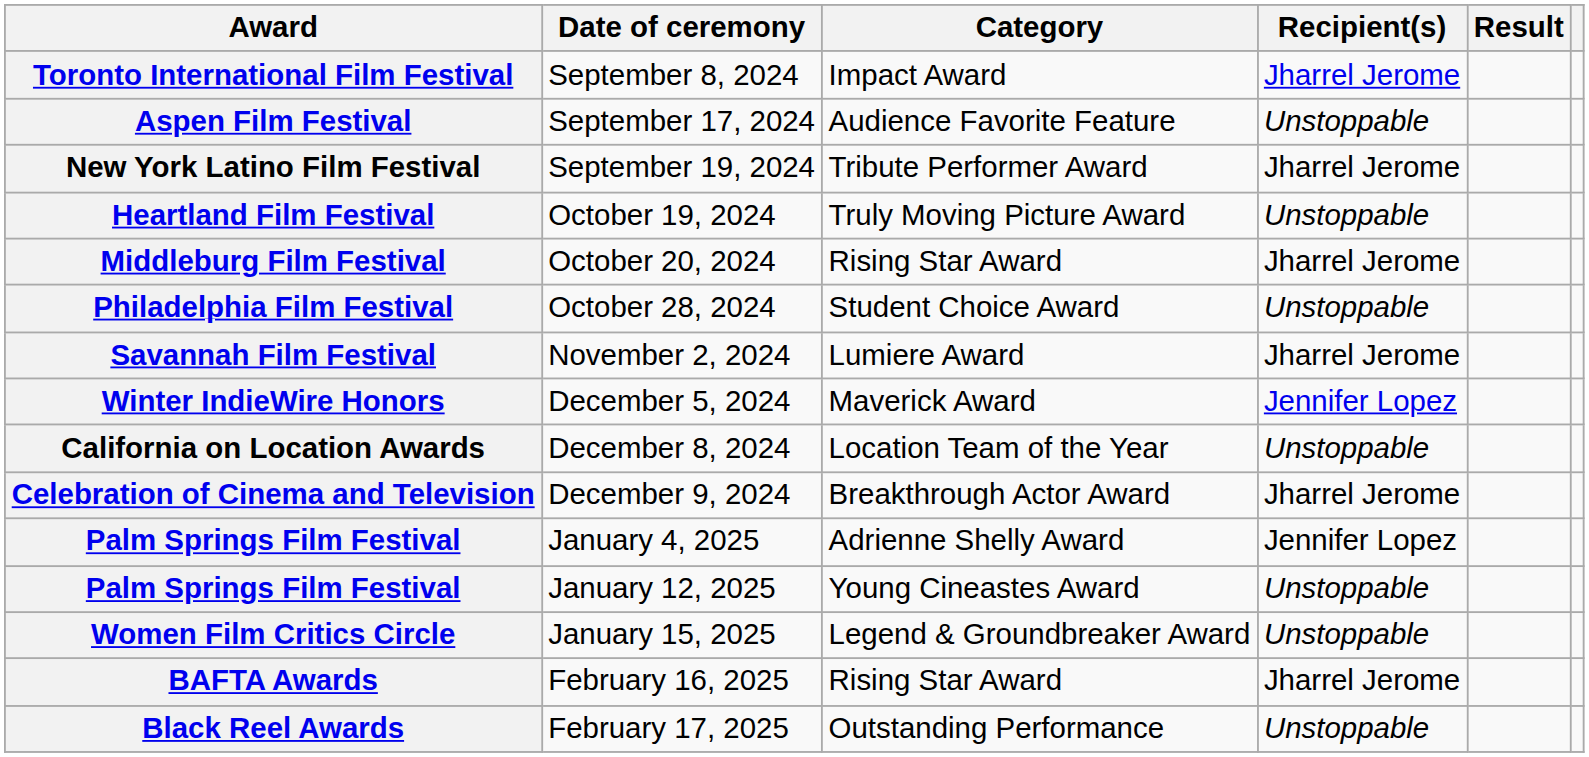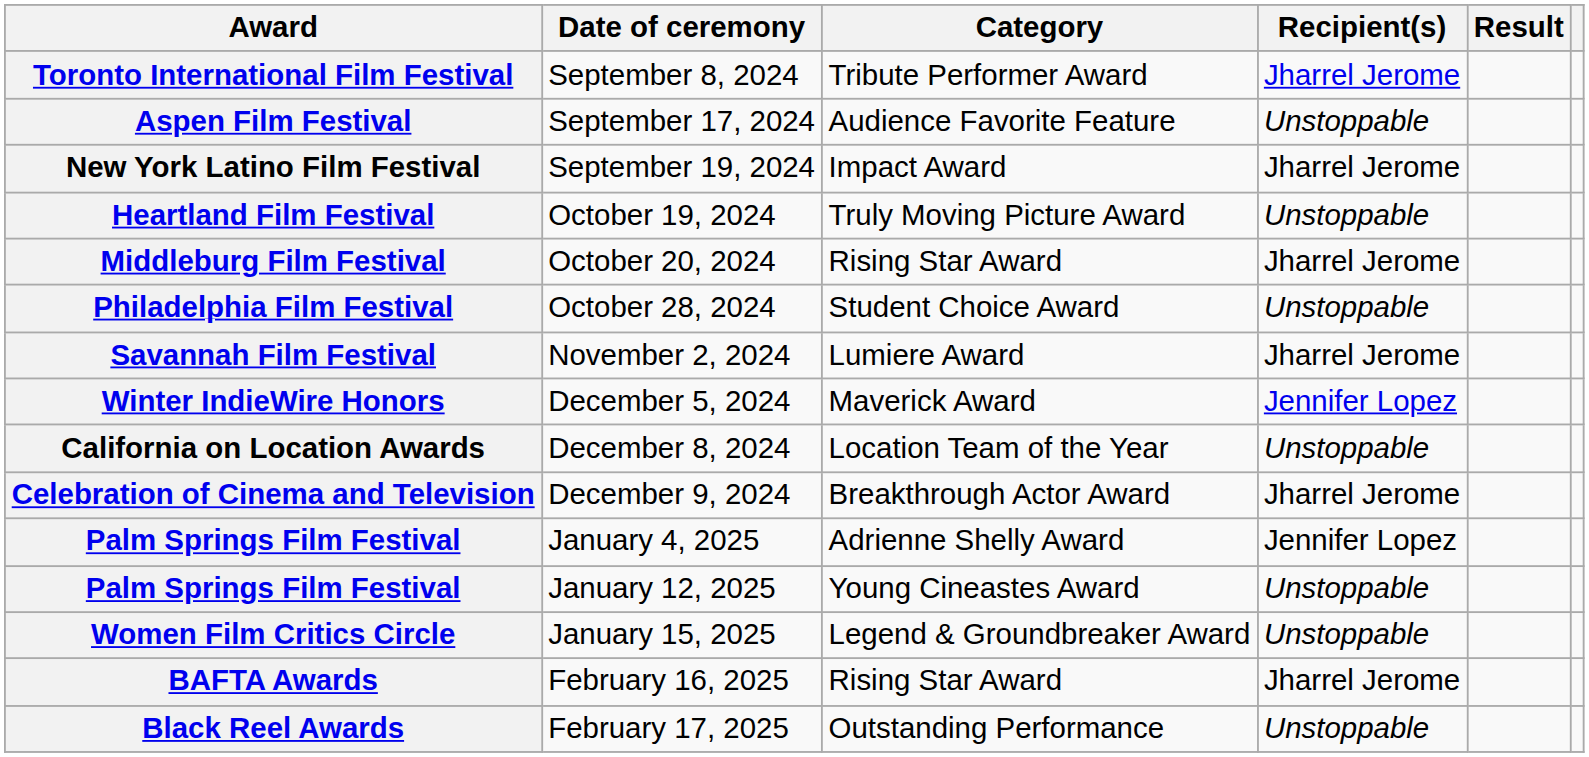(917, 74) Impact Award -> (988, 74) Tribute Performer Award
(988, 167) Tribute Performer Award -> (917, 167) Impact Award
